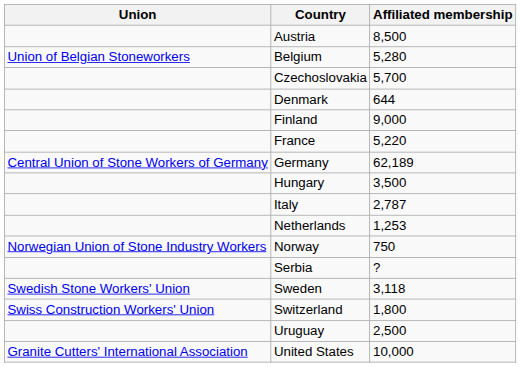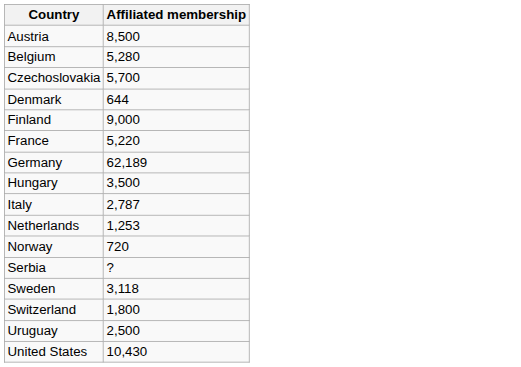- column: (138, 15)
(384, 246) 750 -> (118, 246) 720
(393, 352) 10,000 -> (127, 352) 10,430
